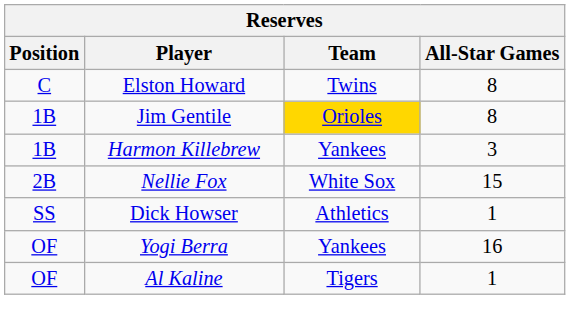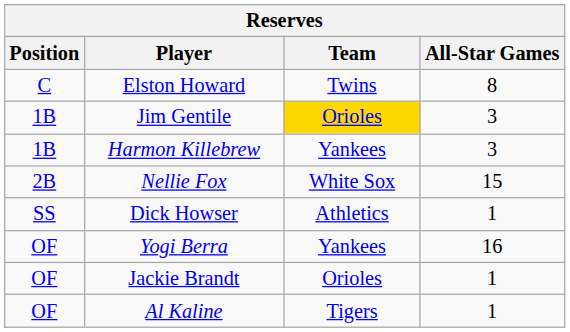(492, 117) 8 -> (492, 117) 3
+ row: (184, 278)
